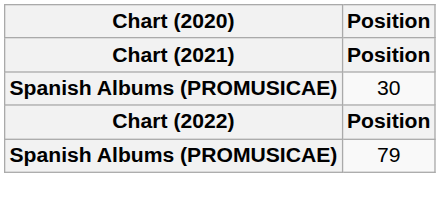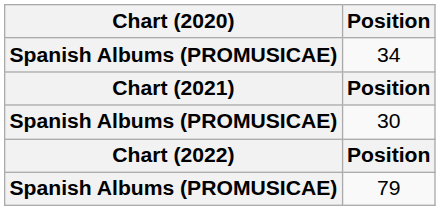+ row: (389, 54)
